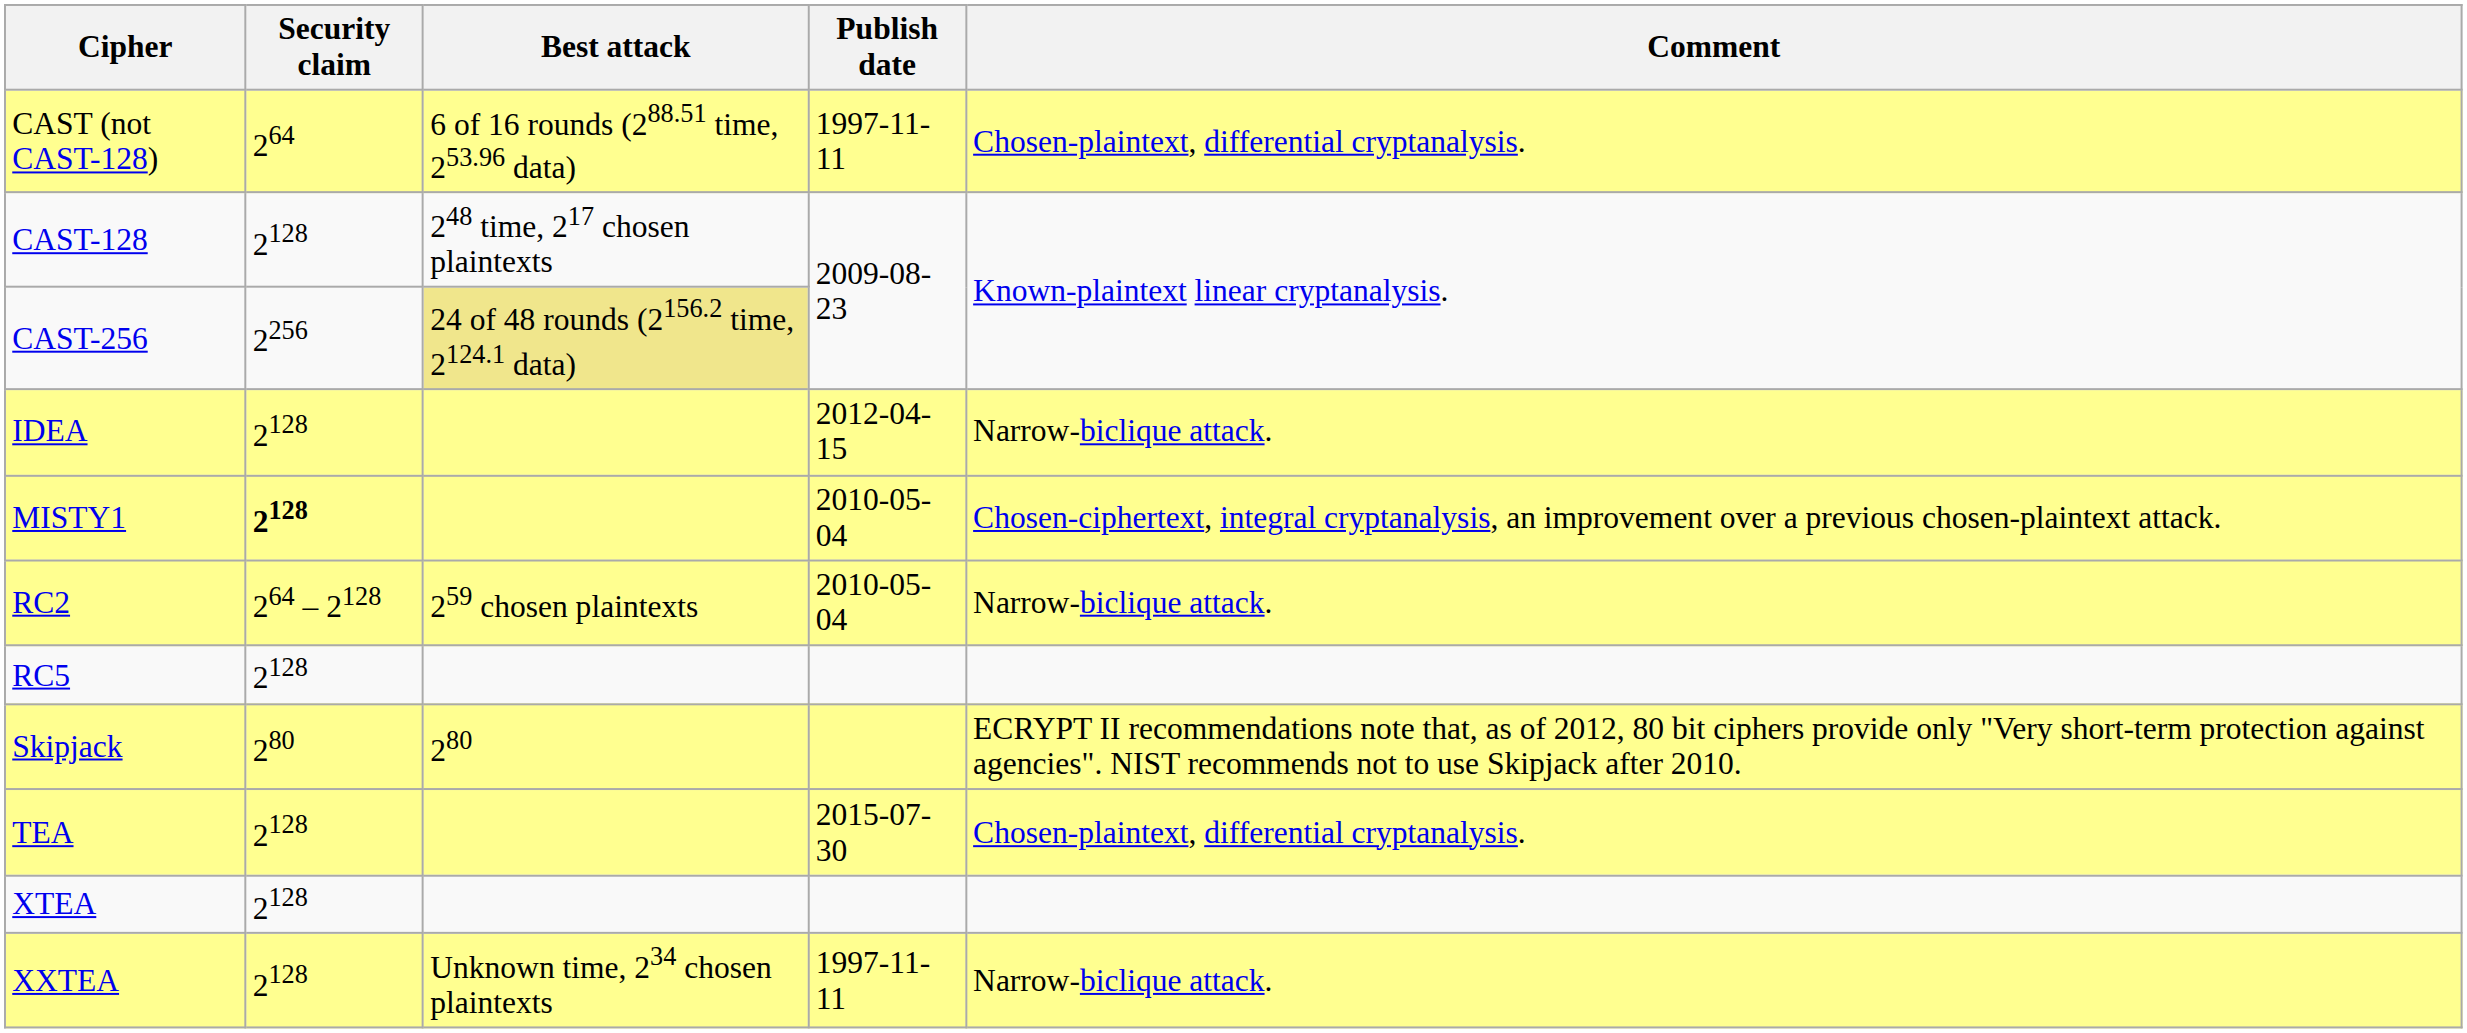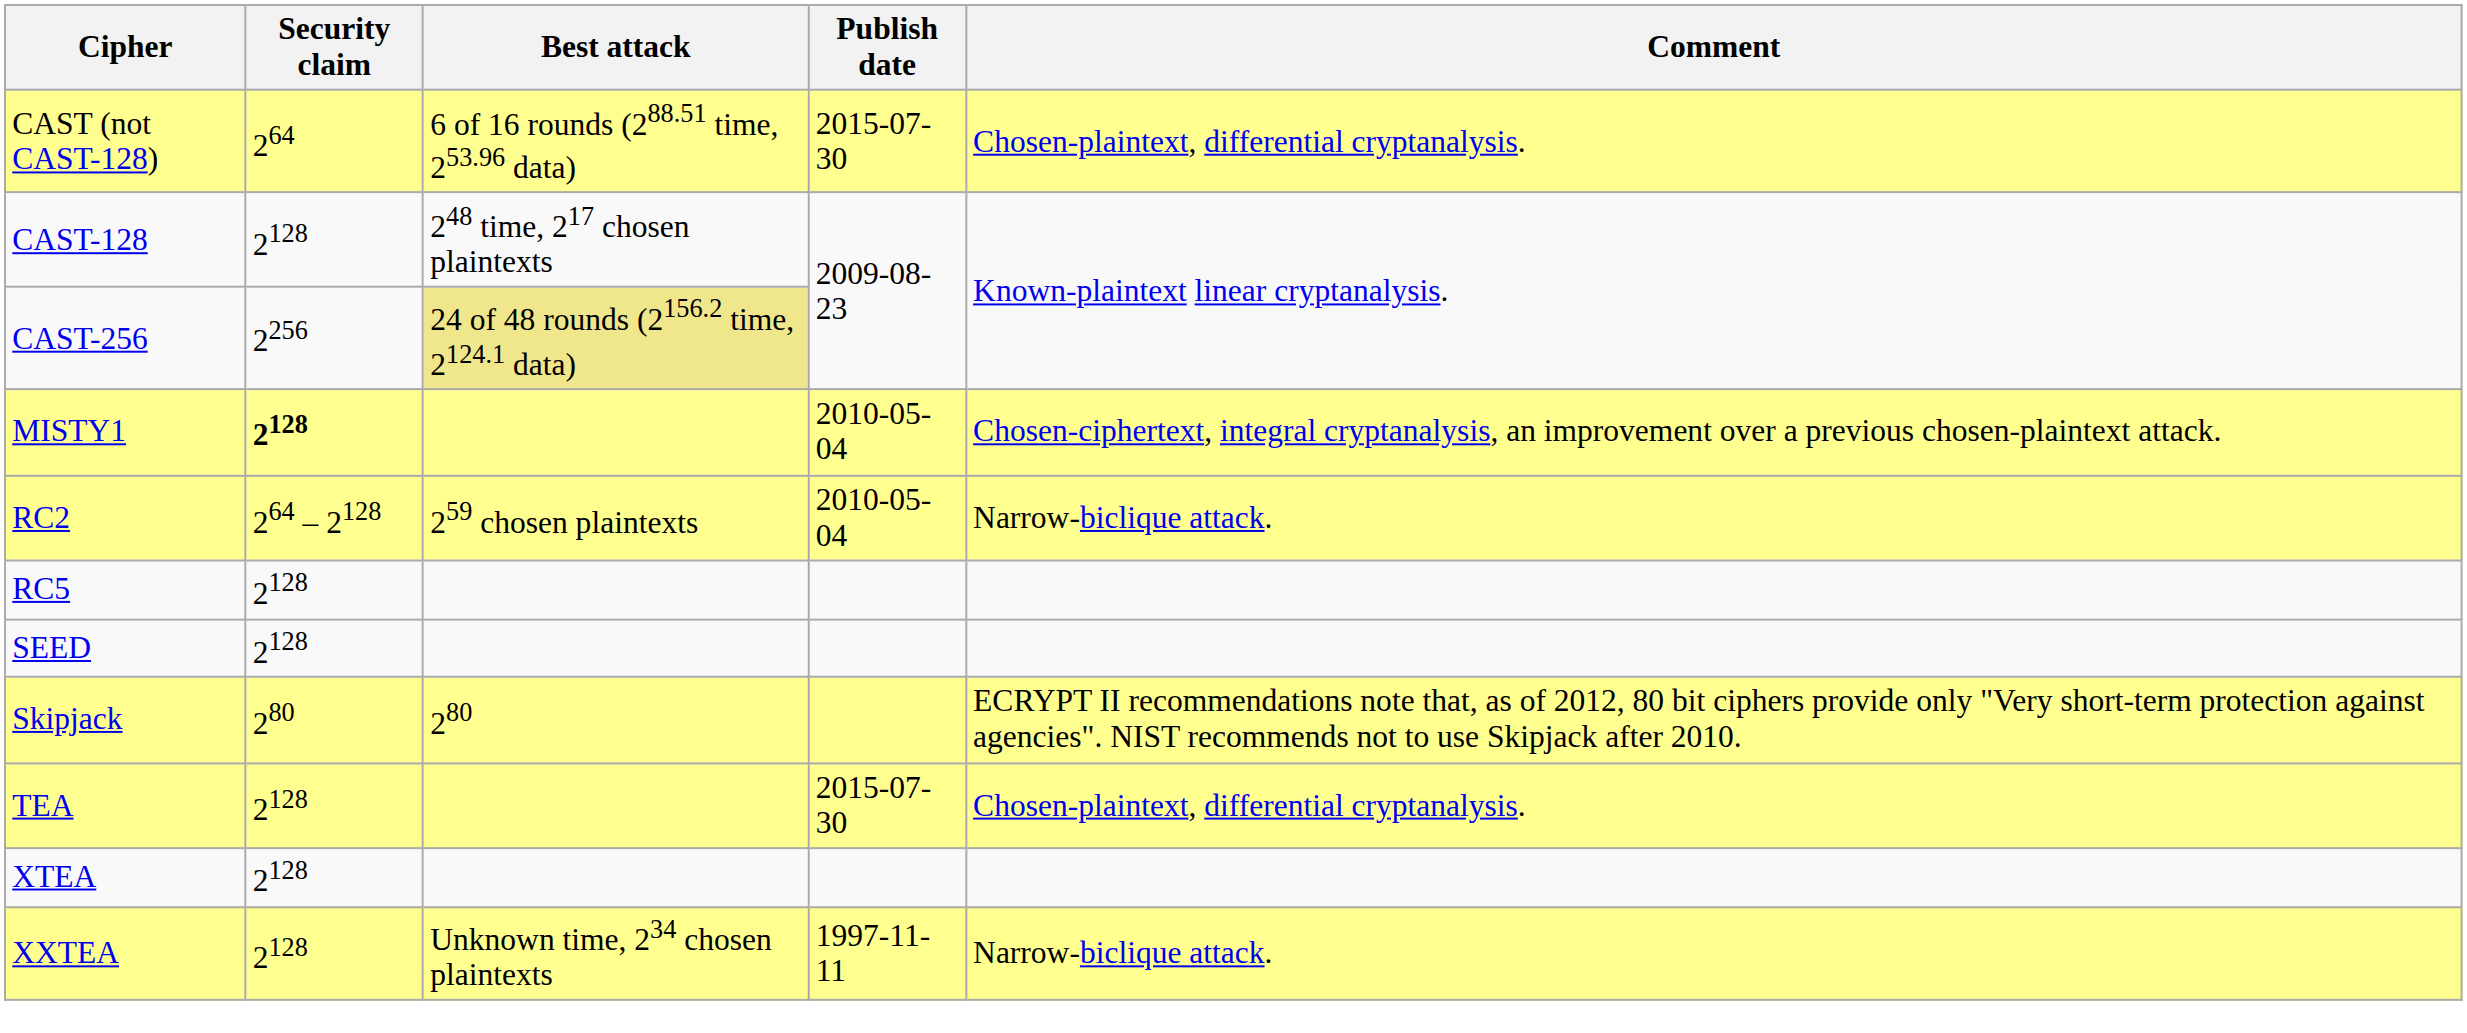(873, 141) 1997-11-11 -> (874, 141) 2015-07-30
- row: (50, 431)
+ row: (52, 647)
